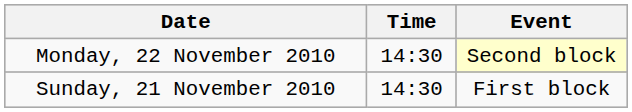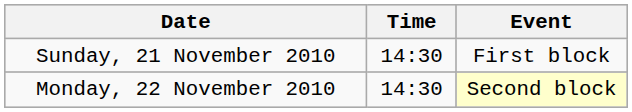rows swapped: (186, 90) <-> (186, 56)
